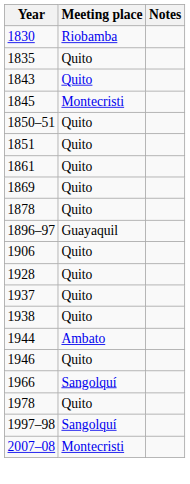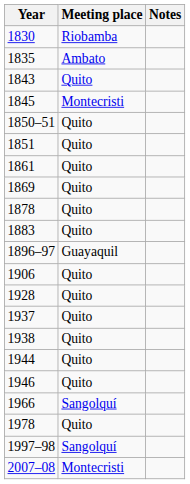(77, 58) Quito -> (83, 58) Ambato
+ row: (21, 230)
(83, 338) Ambato -> (77, 360) Quito
